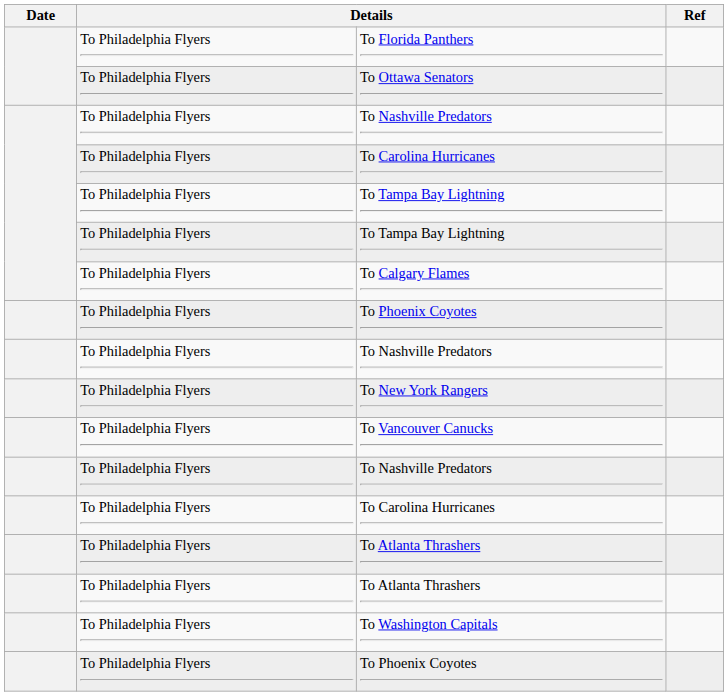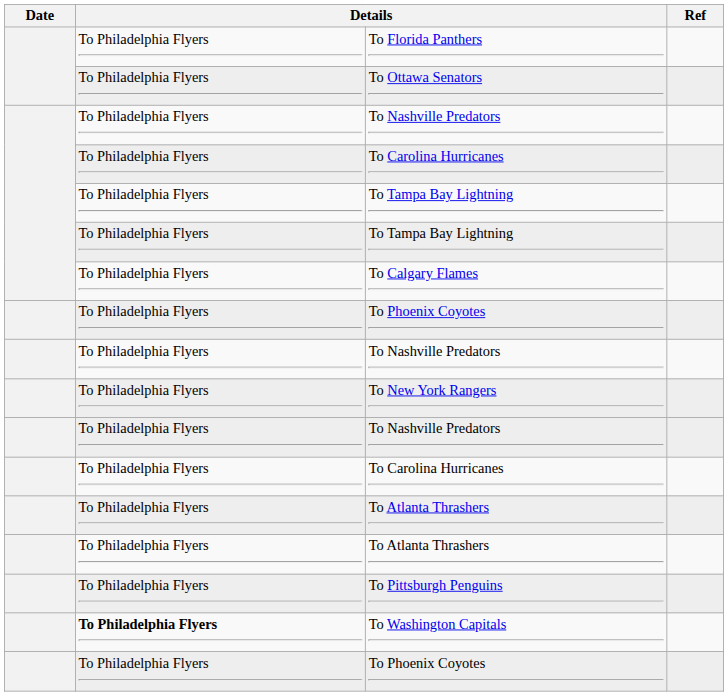- row: (41, 437)
+ row: (40, 593)
(217, 629) normal -> (220, 629) bold
